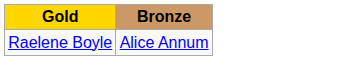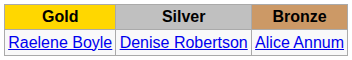+ column: (184, 17)
